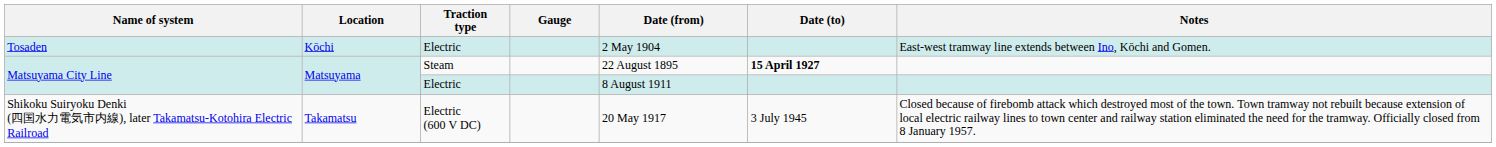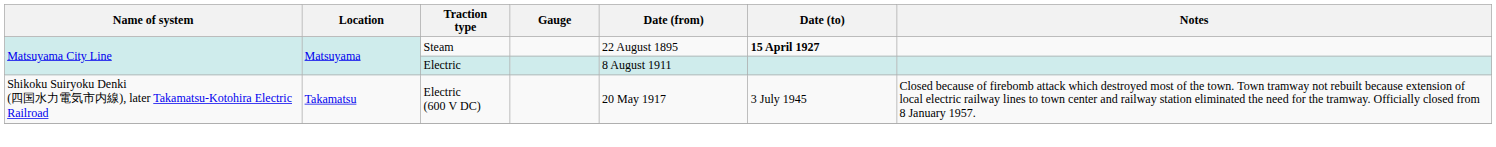- row: (27, 46)
